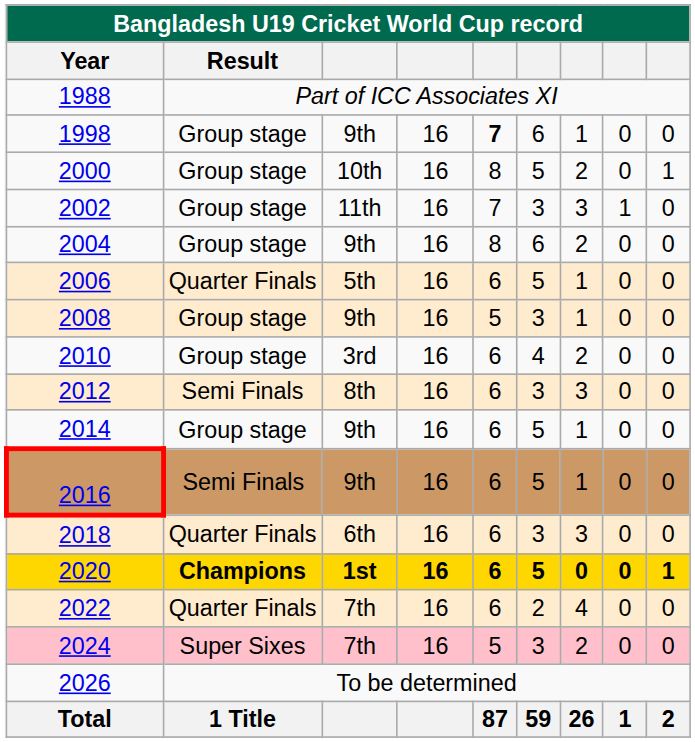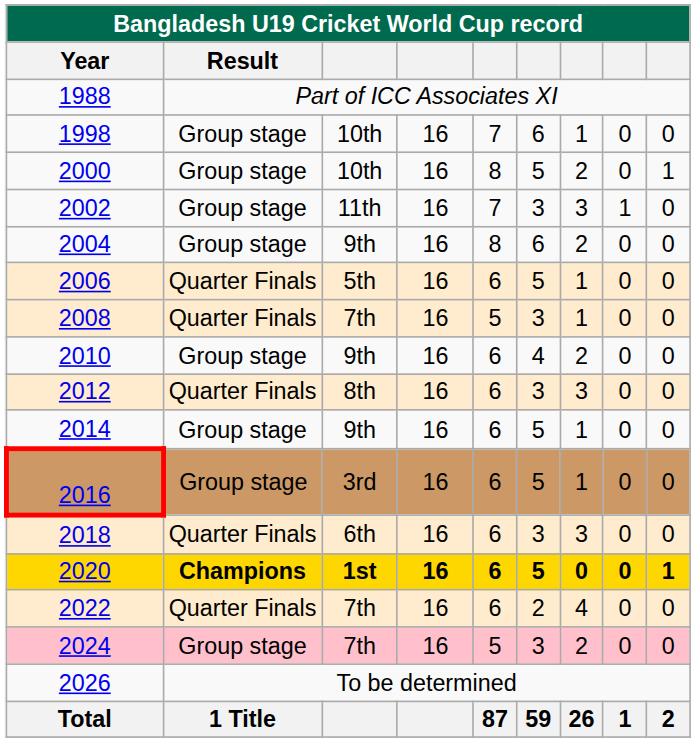(360, 134) 9th -> (360, 134) 10th
(495, 134) bold -> (495, 134) normal
(242, 318) Group stage -> (242, 318) Quarter Finals
(360, 318) 9th -> (360, 318) 7th
(360, 355) 3rd -> (360, 355) 9th
(242, 392) Semi Finals -> (242, 392) Quarter Finals
(243, 482) Semi Finals -> (243, 482) Group stage
(360, 482) 9th -> (360, 482) 3rd
(242, 646) Super Sixes -> (242, 646) Group stage
